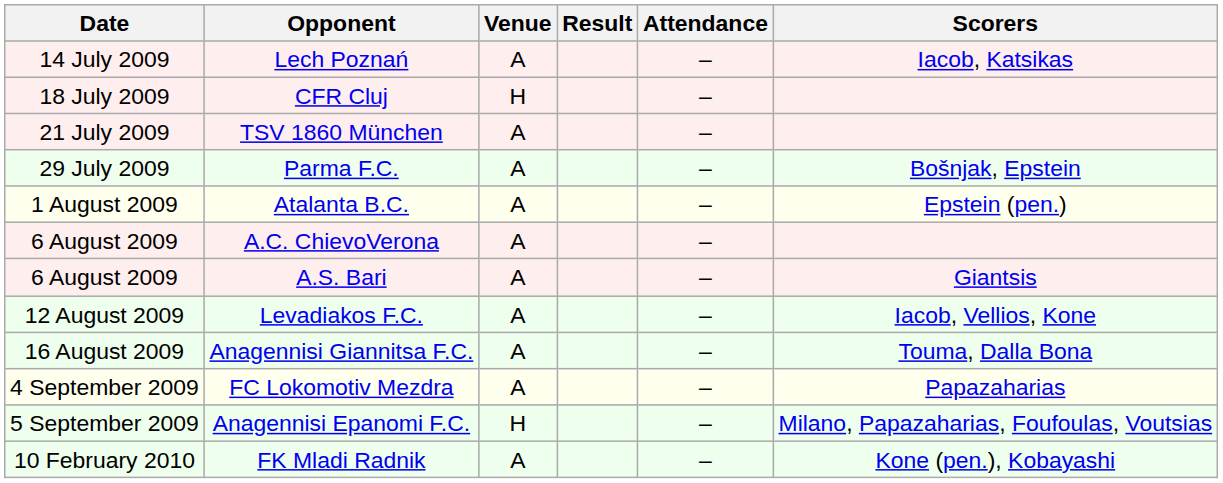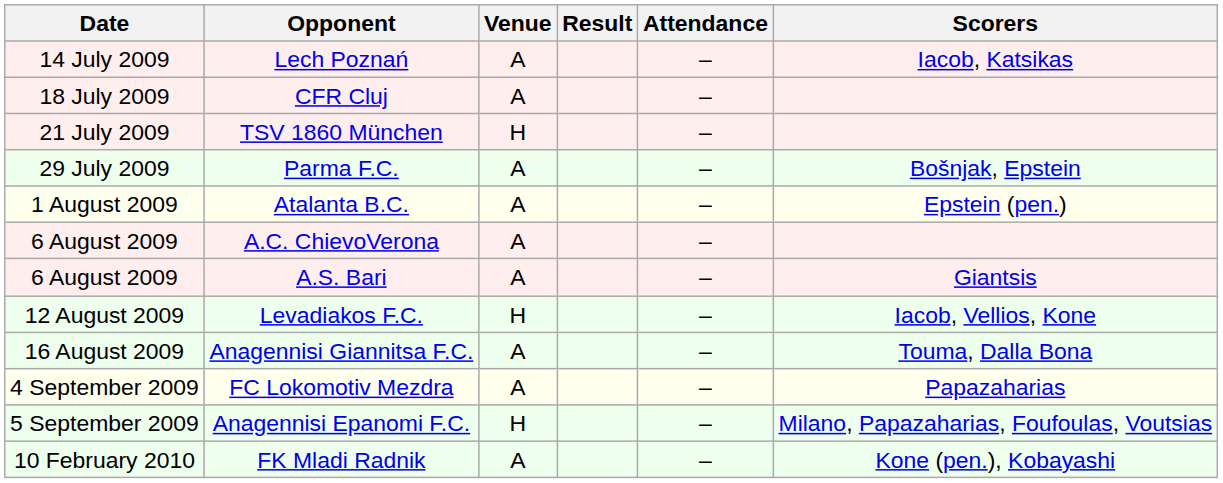(518, 96) H -> (518, 96) A
(518, 132) A -> (518, 132) H
(518, 314) A -> (518, 314) H
